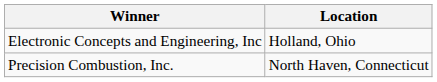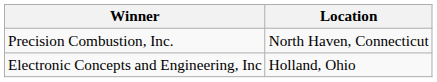rows swapped: (135, 40) <-> (91, 64)
